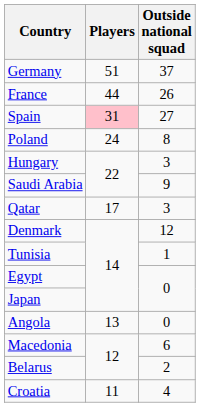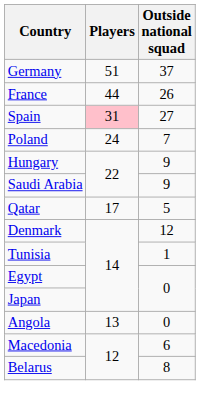(167, 139) 8 -> (167, 139) 7
(167, 162) 3 -> (167, 162) 9
(167, 208) 3 -> (167, 208) 5
(167, 368) 2 -> (167, 368) 8
- row: (29, 390)
